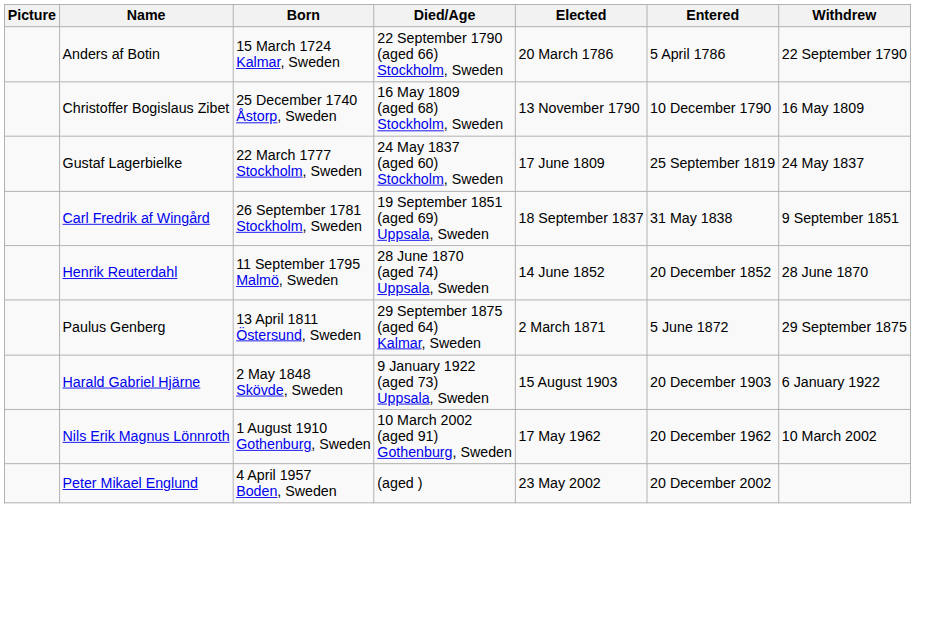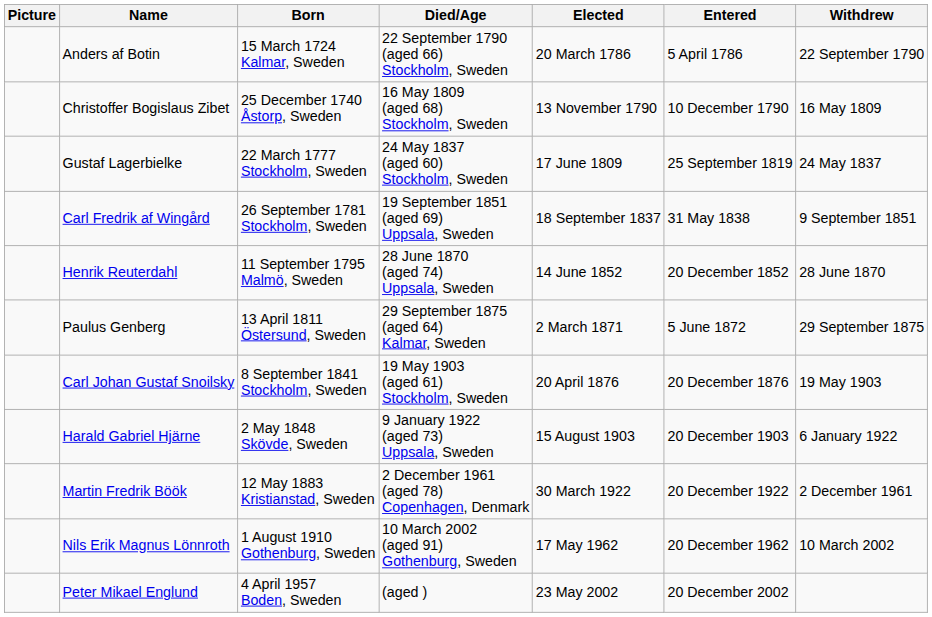+ row: (148, 382)
+ row: (125, 491)
